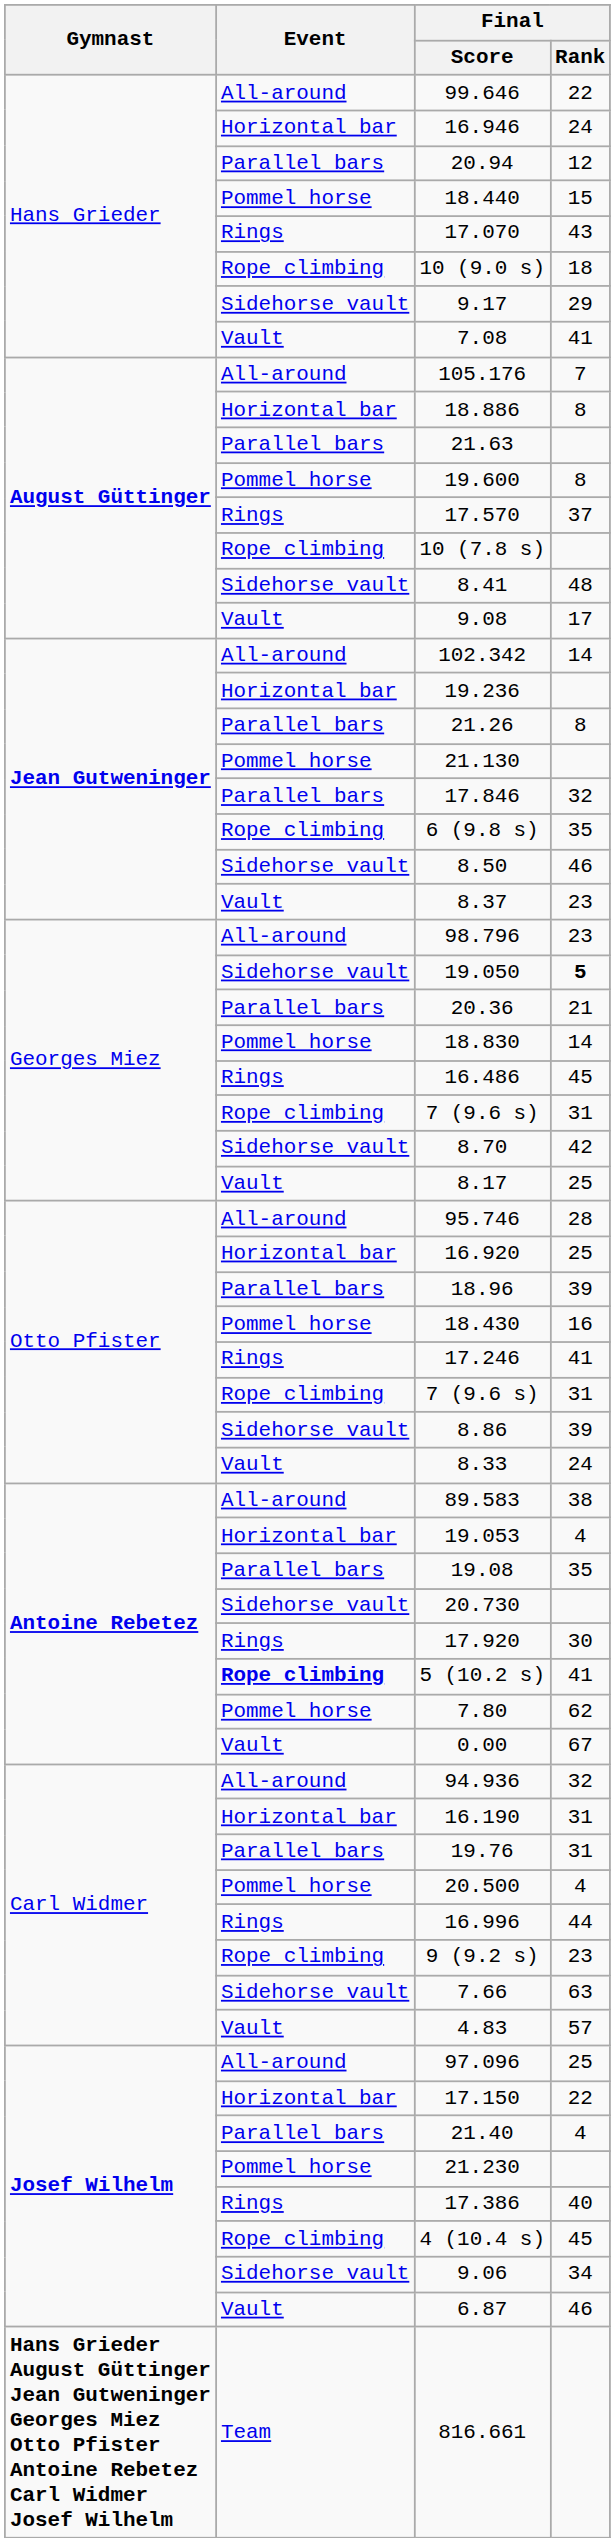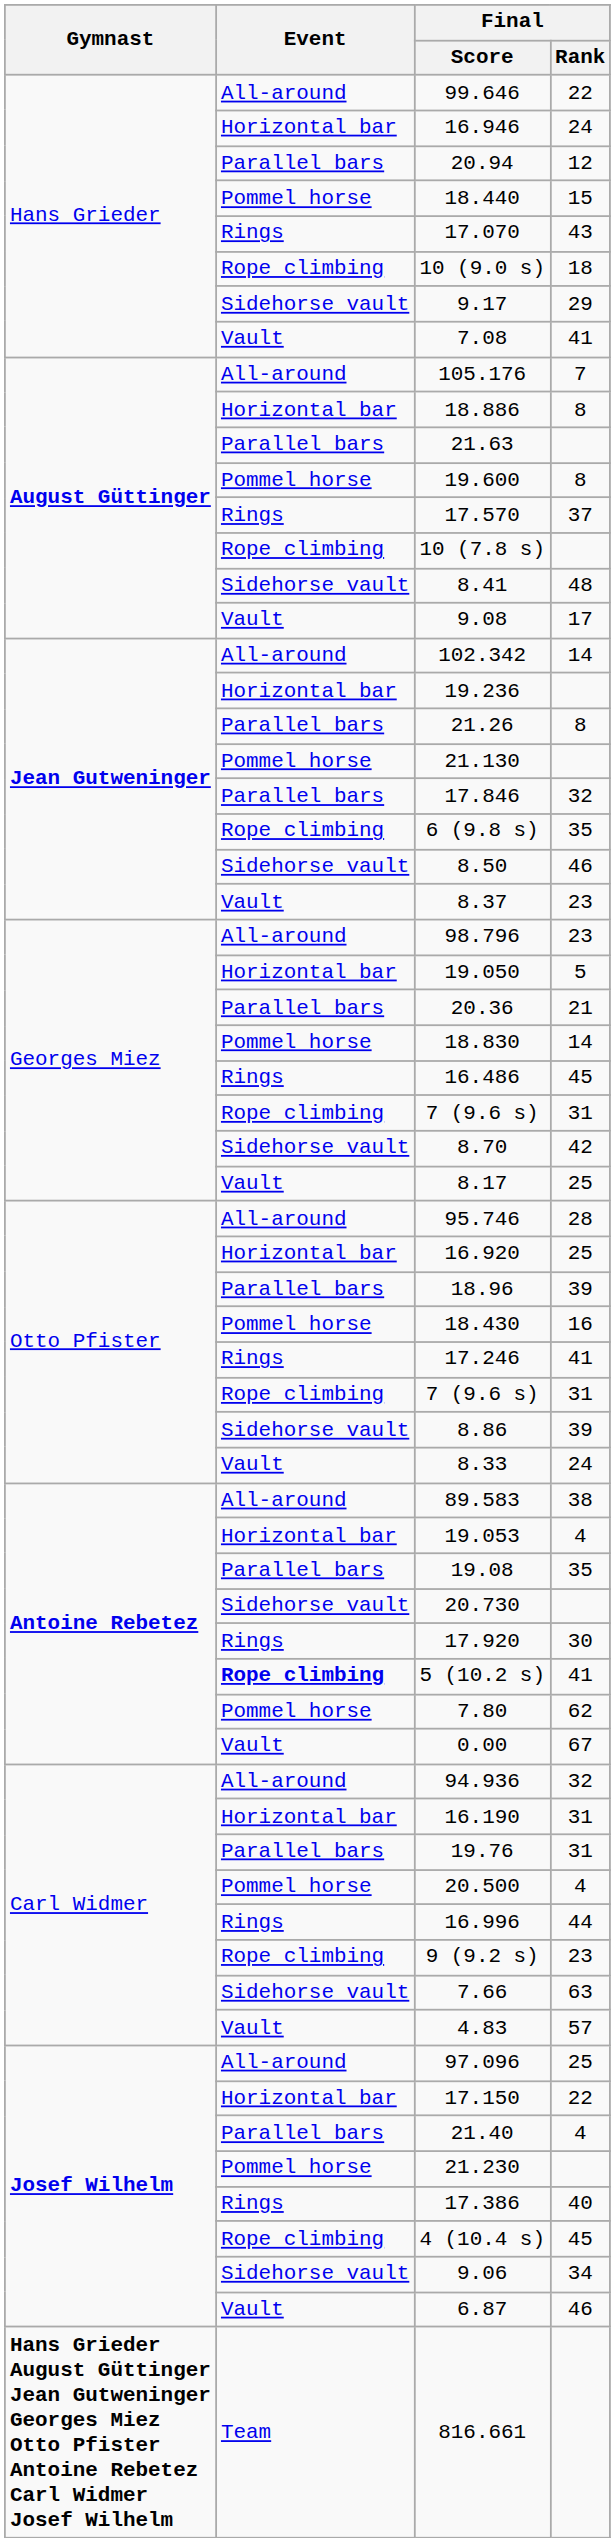(315, 972) Sidehorse vault -> (309, 972) Horizontal bar
(580, 972) bold -> (580, 972) normal
